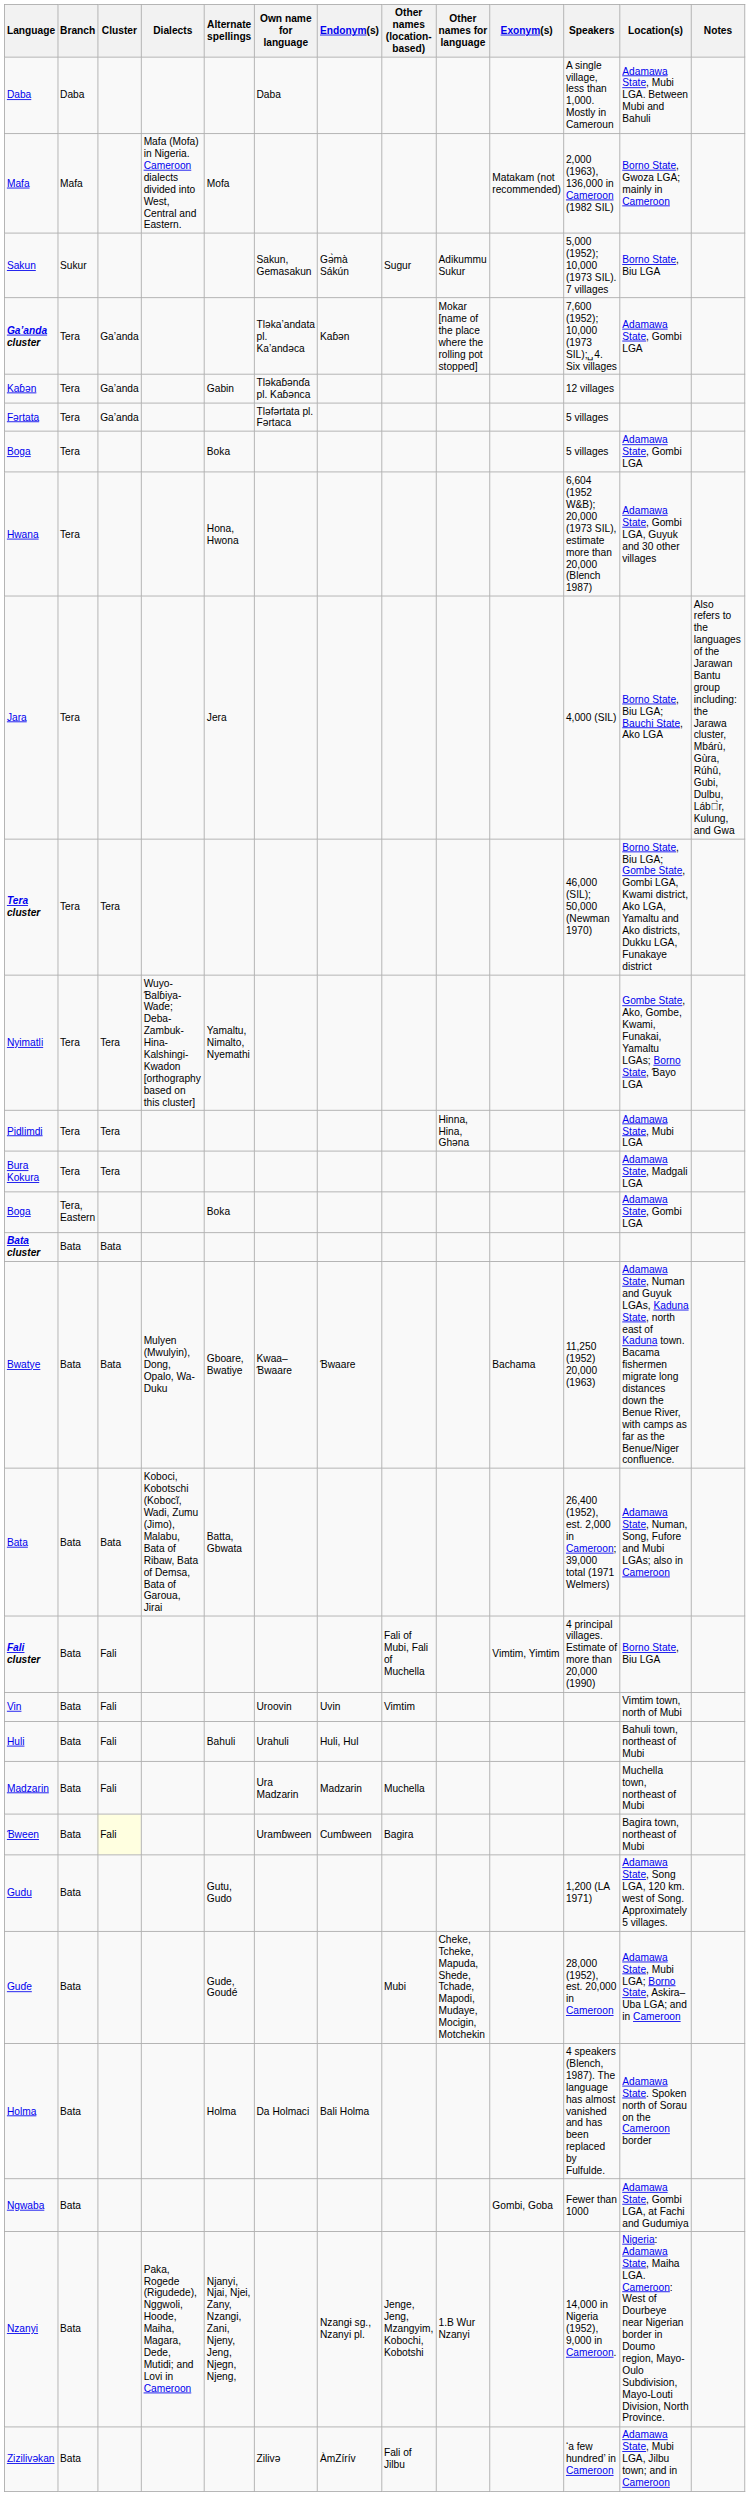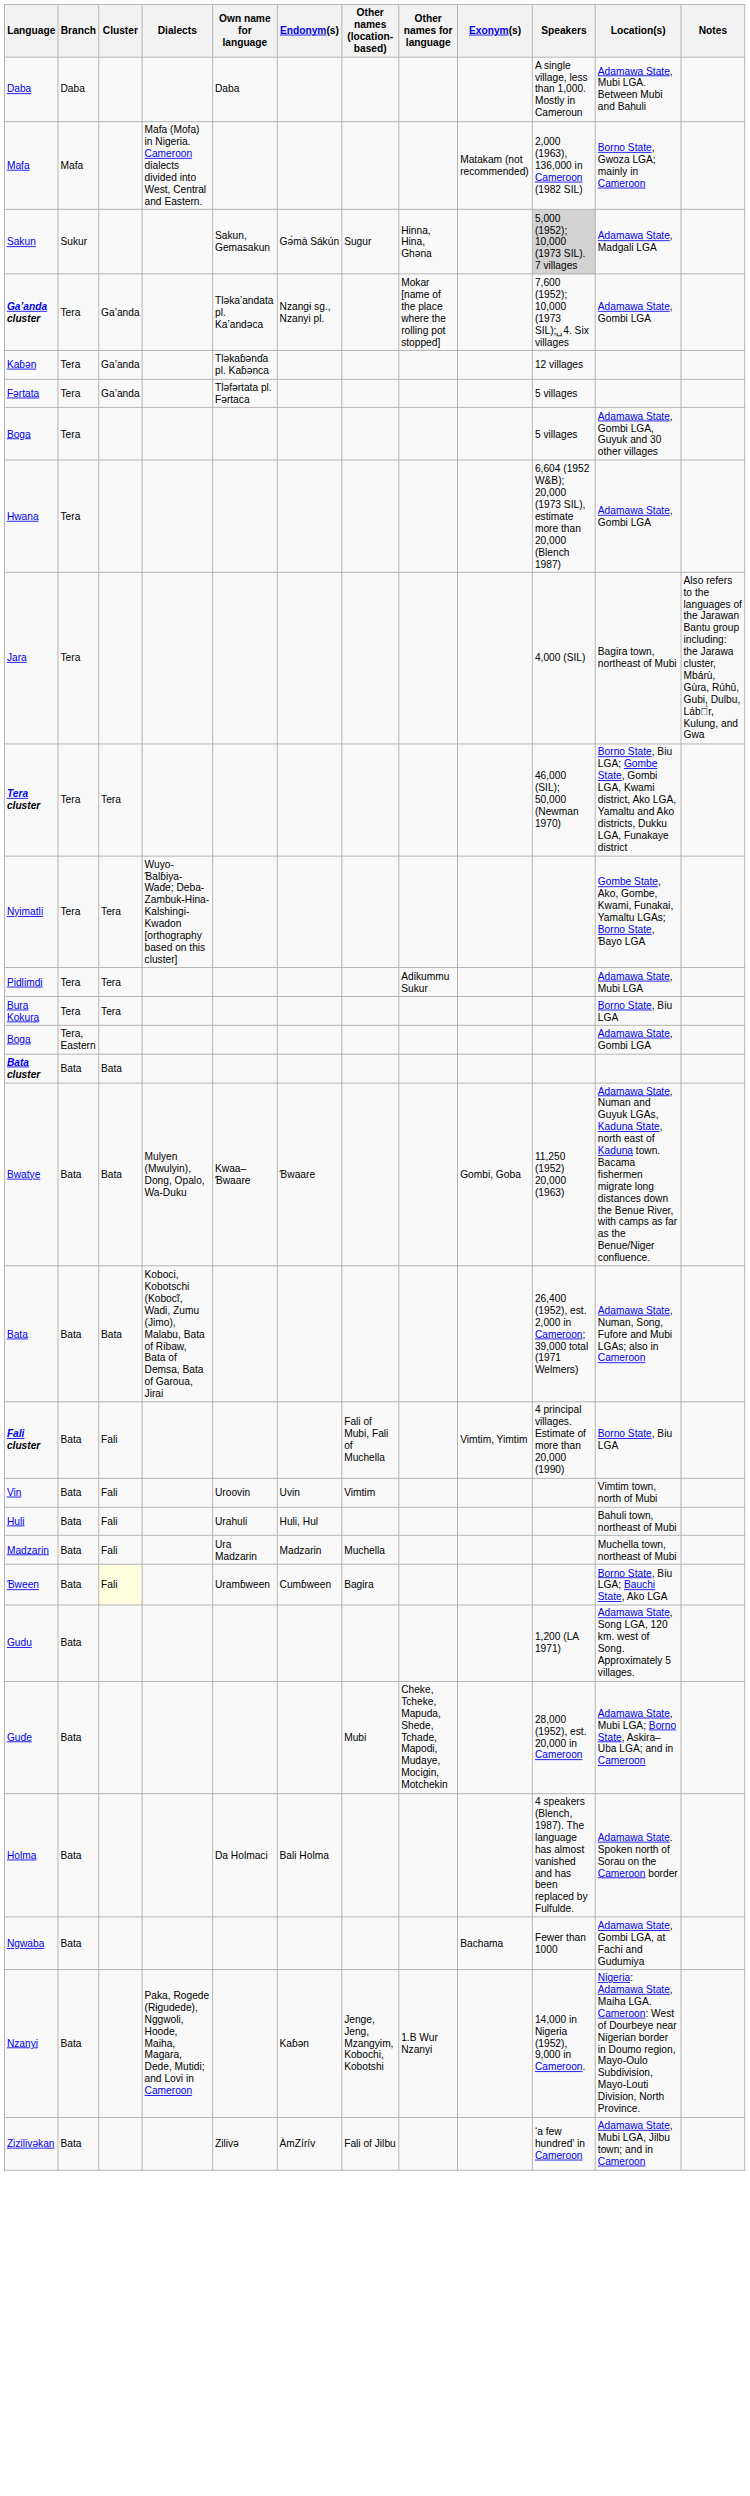- column: (229, 31)
(463, 266) Adikummu Sukur -> (416, 242) Hinna, Hina, Ghәna
(591, 266) no background -> (560, 242) lightgrey background
(651, 266) Borno State, Biu LGA -> (635, 242) Adamawa State, Madgali LGA
(335, 336) Kaɓәn -> (305, 312) Nzangɨ sg., Nzanyi pl.
(652, 452) Adamawa State, Gombi LGA -> (635, 434) Adamawa State, Gombi LGA, Guyuk and 30 other villages
(652, 534) Adamawa State, Gombi LGA, Guyuk and 30 other villages -> (635, 516) Adamawa State, Gombi LGA
(653, 718) Borno State, Biu LGA; Bauchi State, Ako LGA -> (637, 658) Bagira town, northeast of Mubi
(454, 1131) Hinna, Hina, Ghәna -> (425, 982) Adikummu Sukur
(655, 1172) Adamawa State, Madgali LGA -> (635, 1011) Borno State, Biu LGA
(514, 1365) Bachama -> (490, 1174) Gombi, Goba
(651, 1835) Bagira town, northeast of Mubi -> (635, 1585) Borno State, Biu LGA; Bauchi State, Ako LGA
(523, 2205) Gombi, Goba -> (482, 1943) Bachama
(345, 2329) Nzangɨ sg., Nzanyi pl. -> (294, 2044) Kaɓәn
